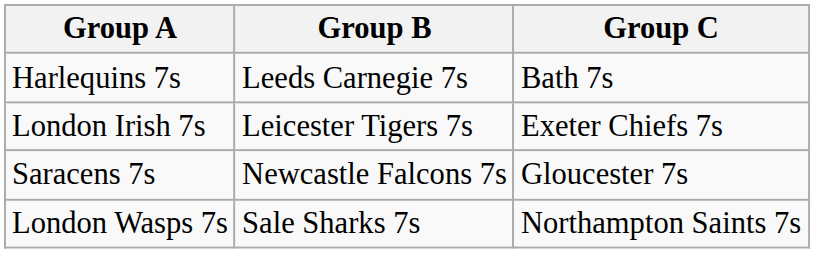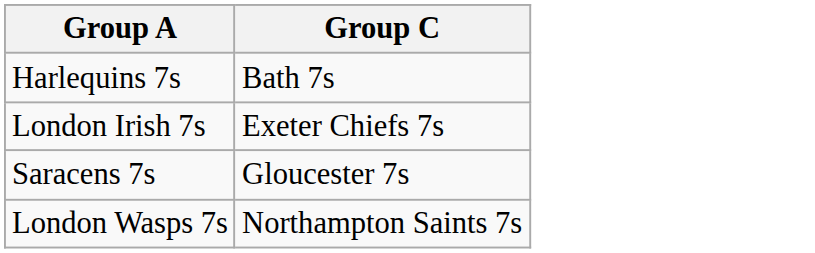- column: (374, 28)
